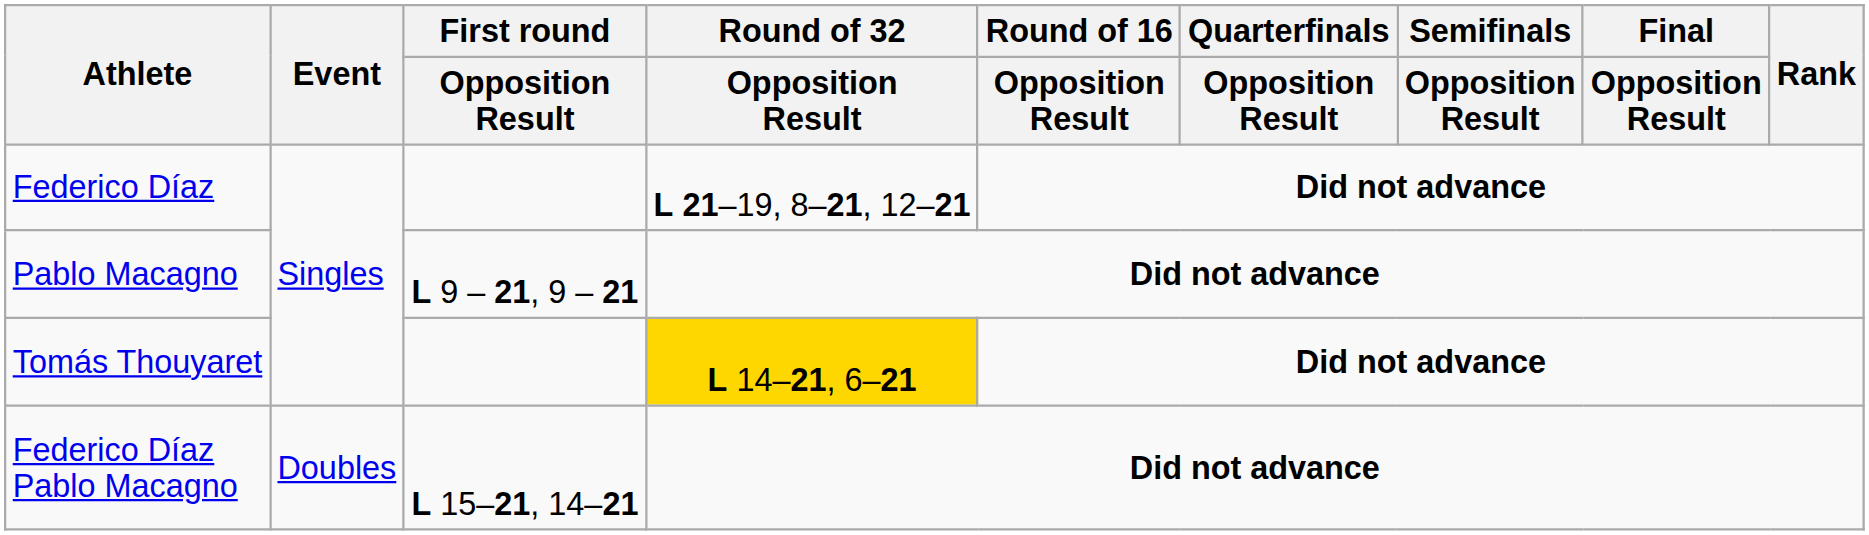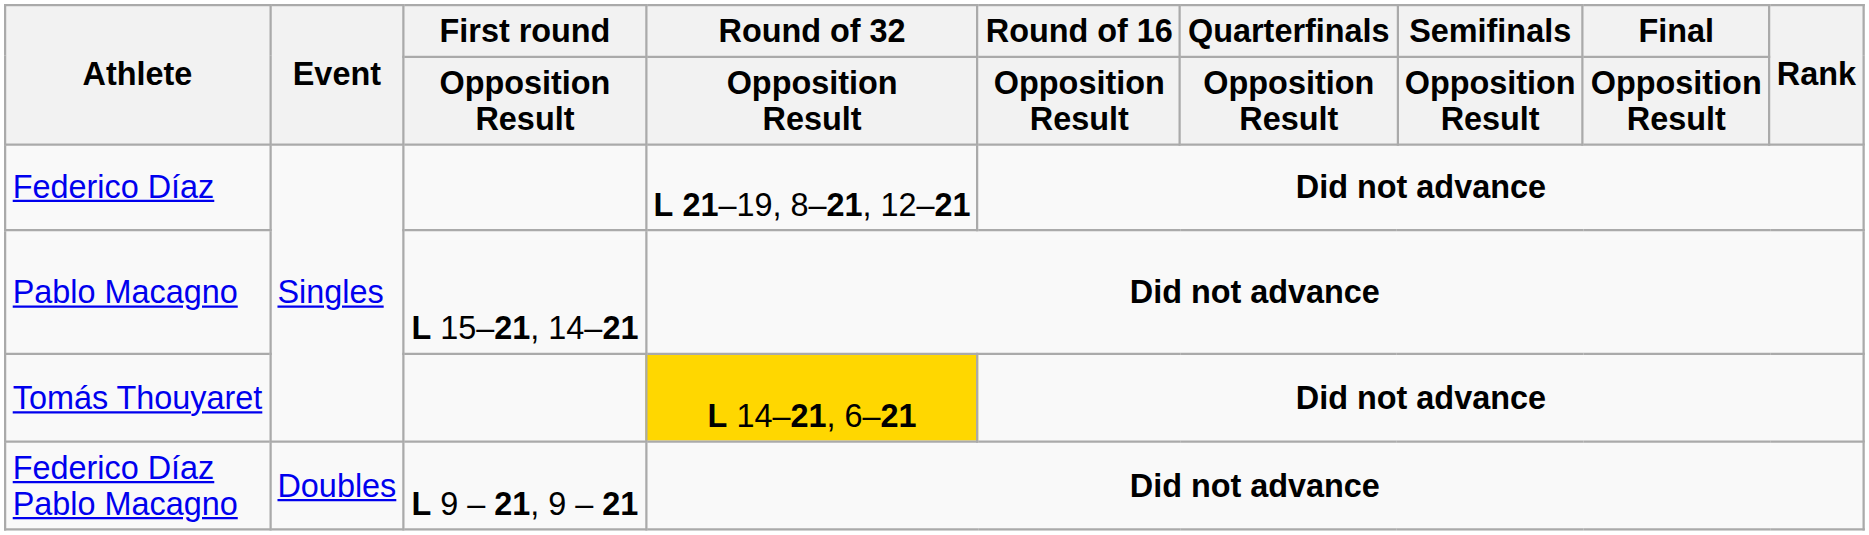(525, 293) L 9 – 21, 9 – 21 -> (525, 329) L 15–21, 14–21
(525, 503) L 15–21, 14–21 -> (525, 503) L 9 – 21, 9 – 21
